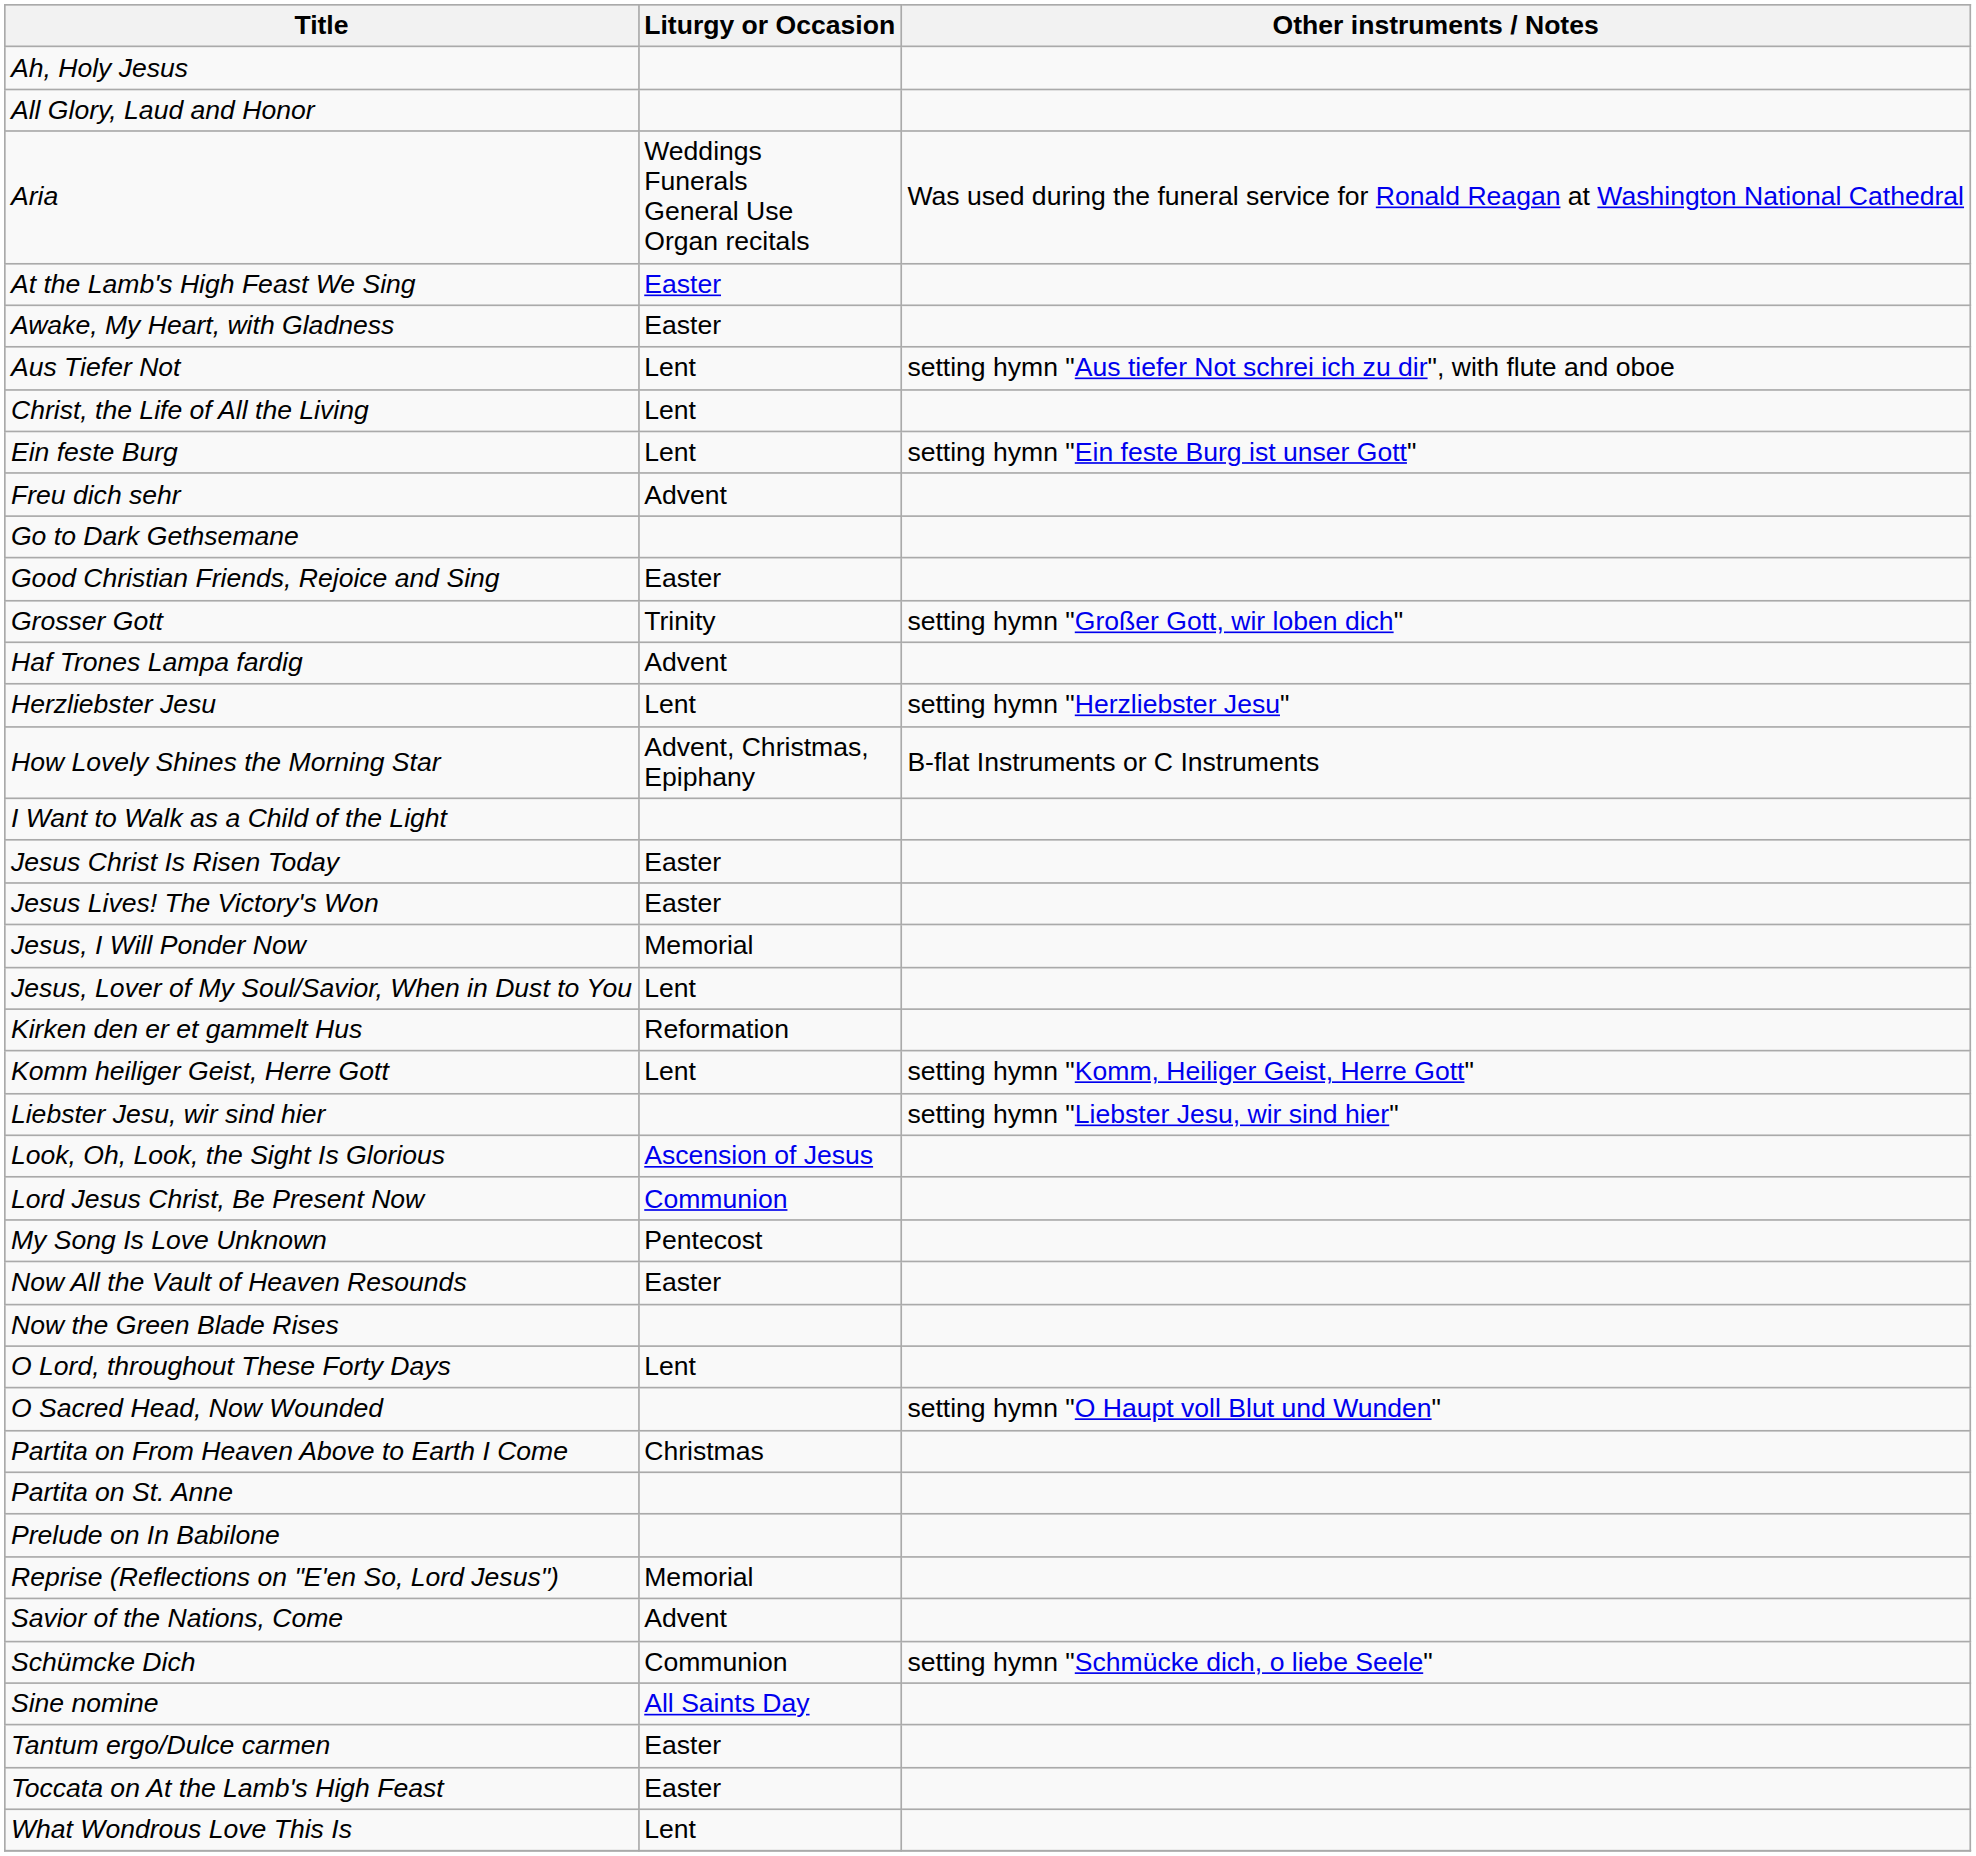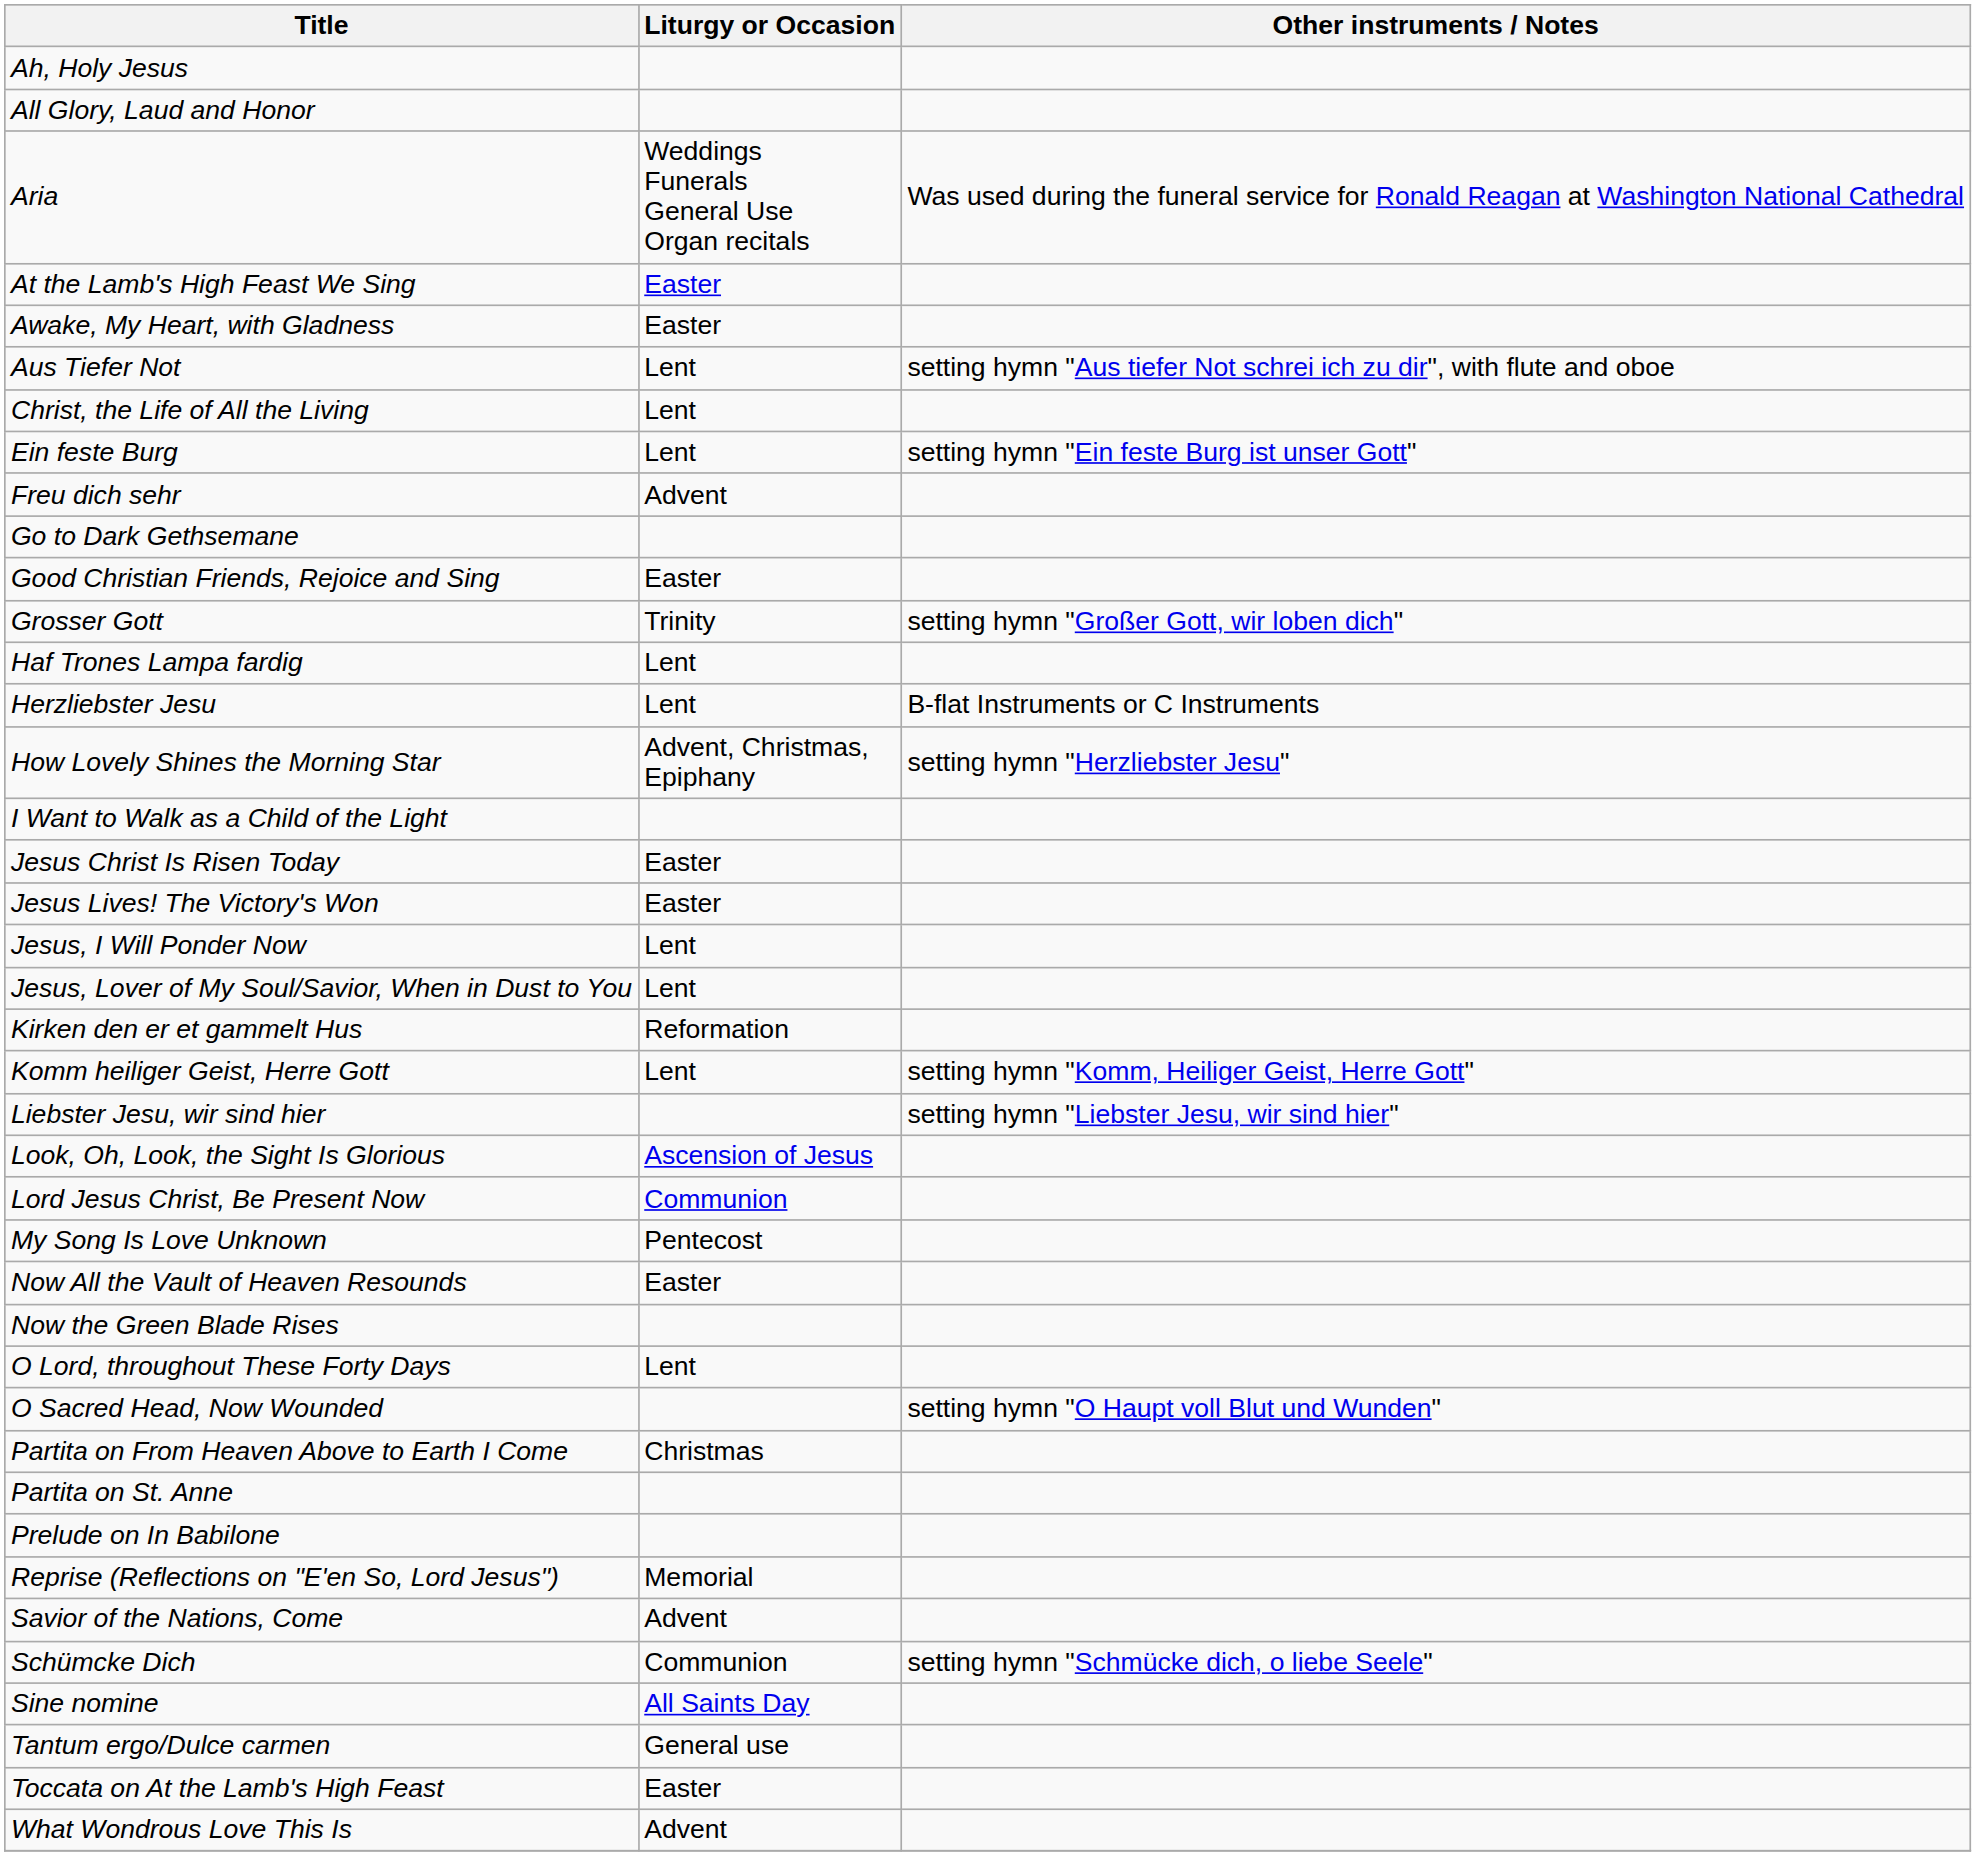(686, 662) Advent -> (670, 662) Lent
(1098, 704) setting hymn "Herzliebster Jesu" -> (1113, 704) B-flat Instruments or C Instruments
(1113, 761) B-flat Instruments or C Instruments -> (1098, 761) setting hymn "Herzliebster Jesu"
(699, 945) Memorial -> (670, 945) Lent
(683, 1745) Easter -> (717, 1745) General use
(670, 1829) Lent -> (686, 1829) Advent
